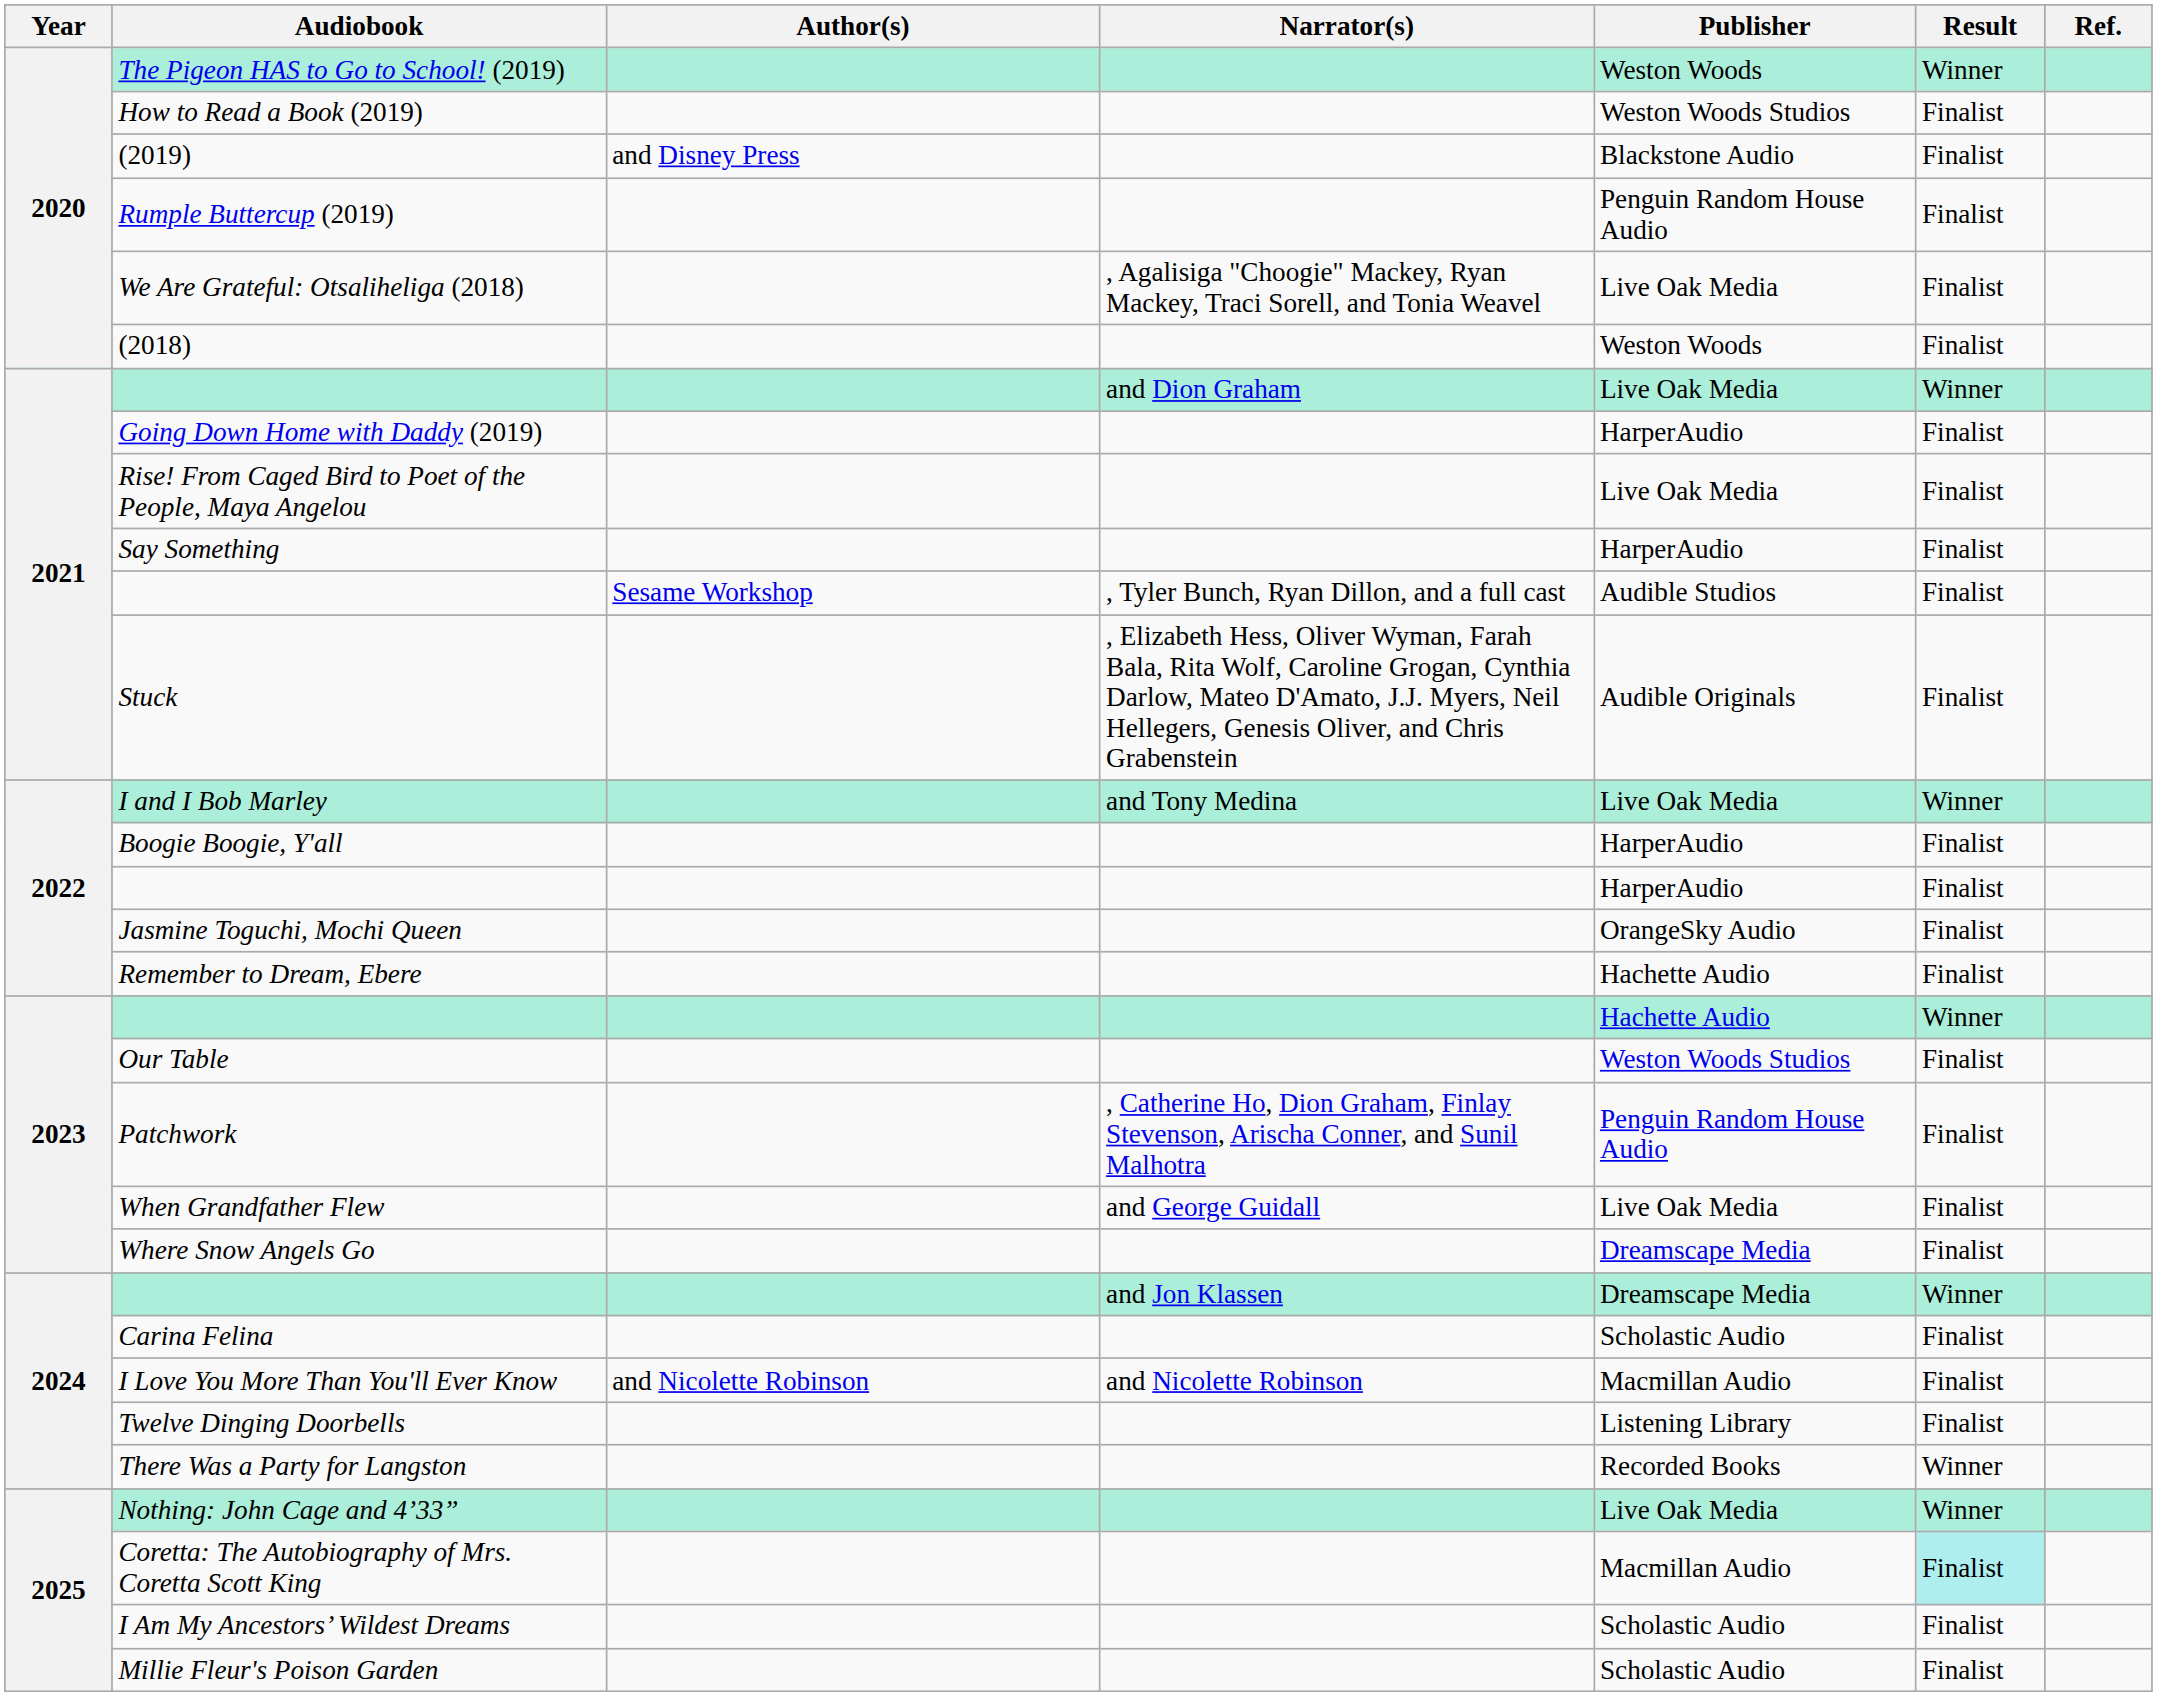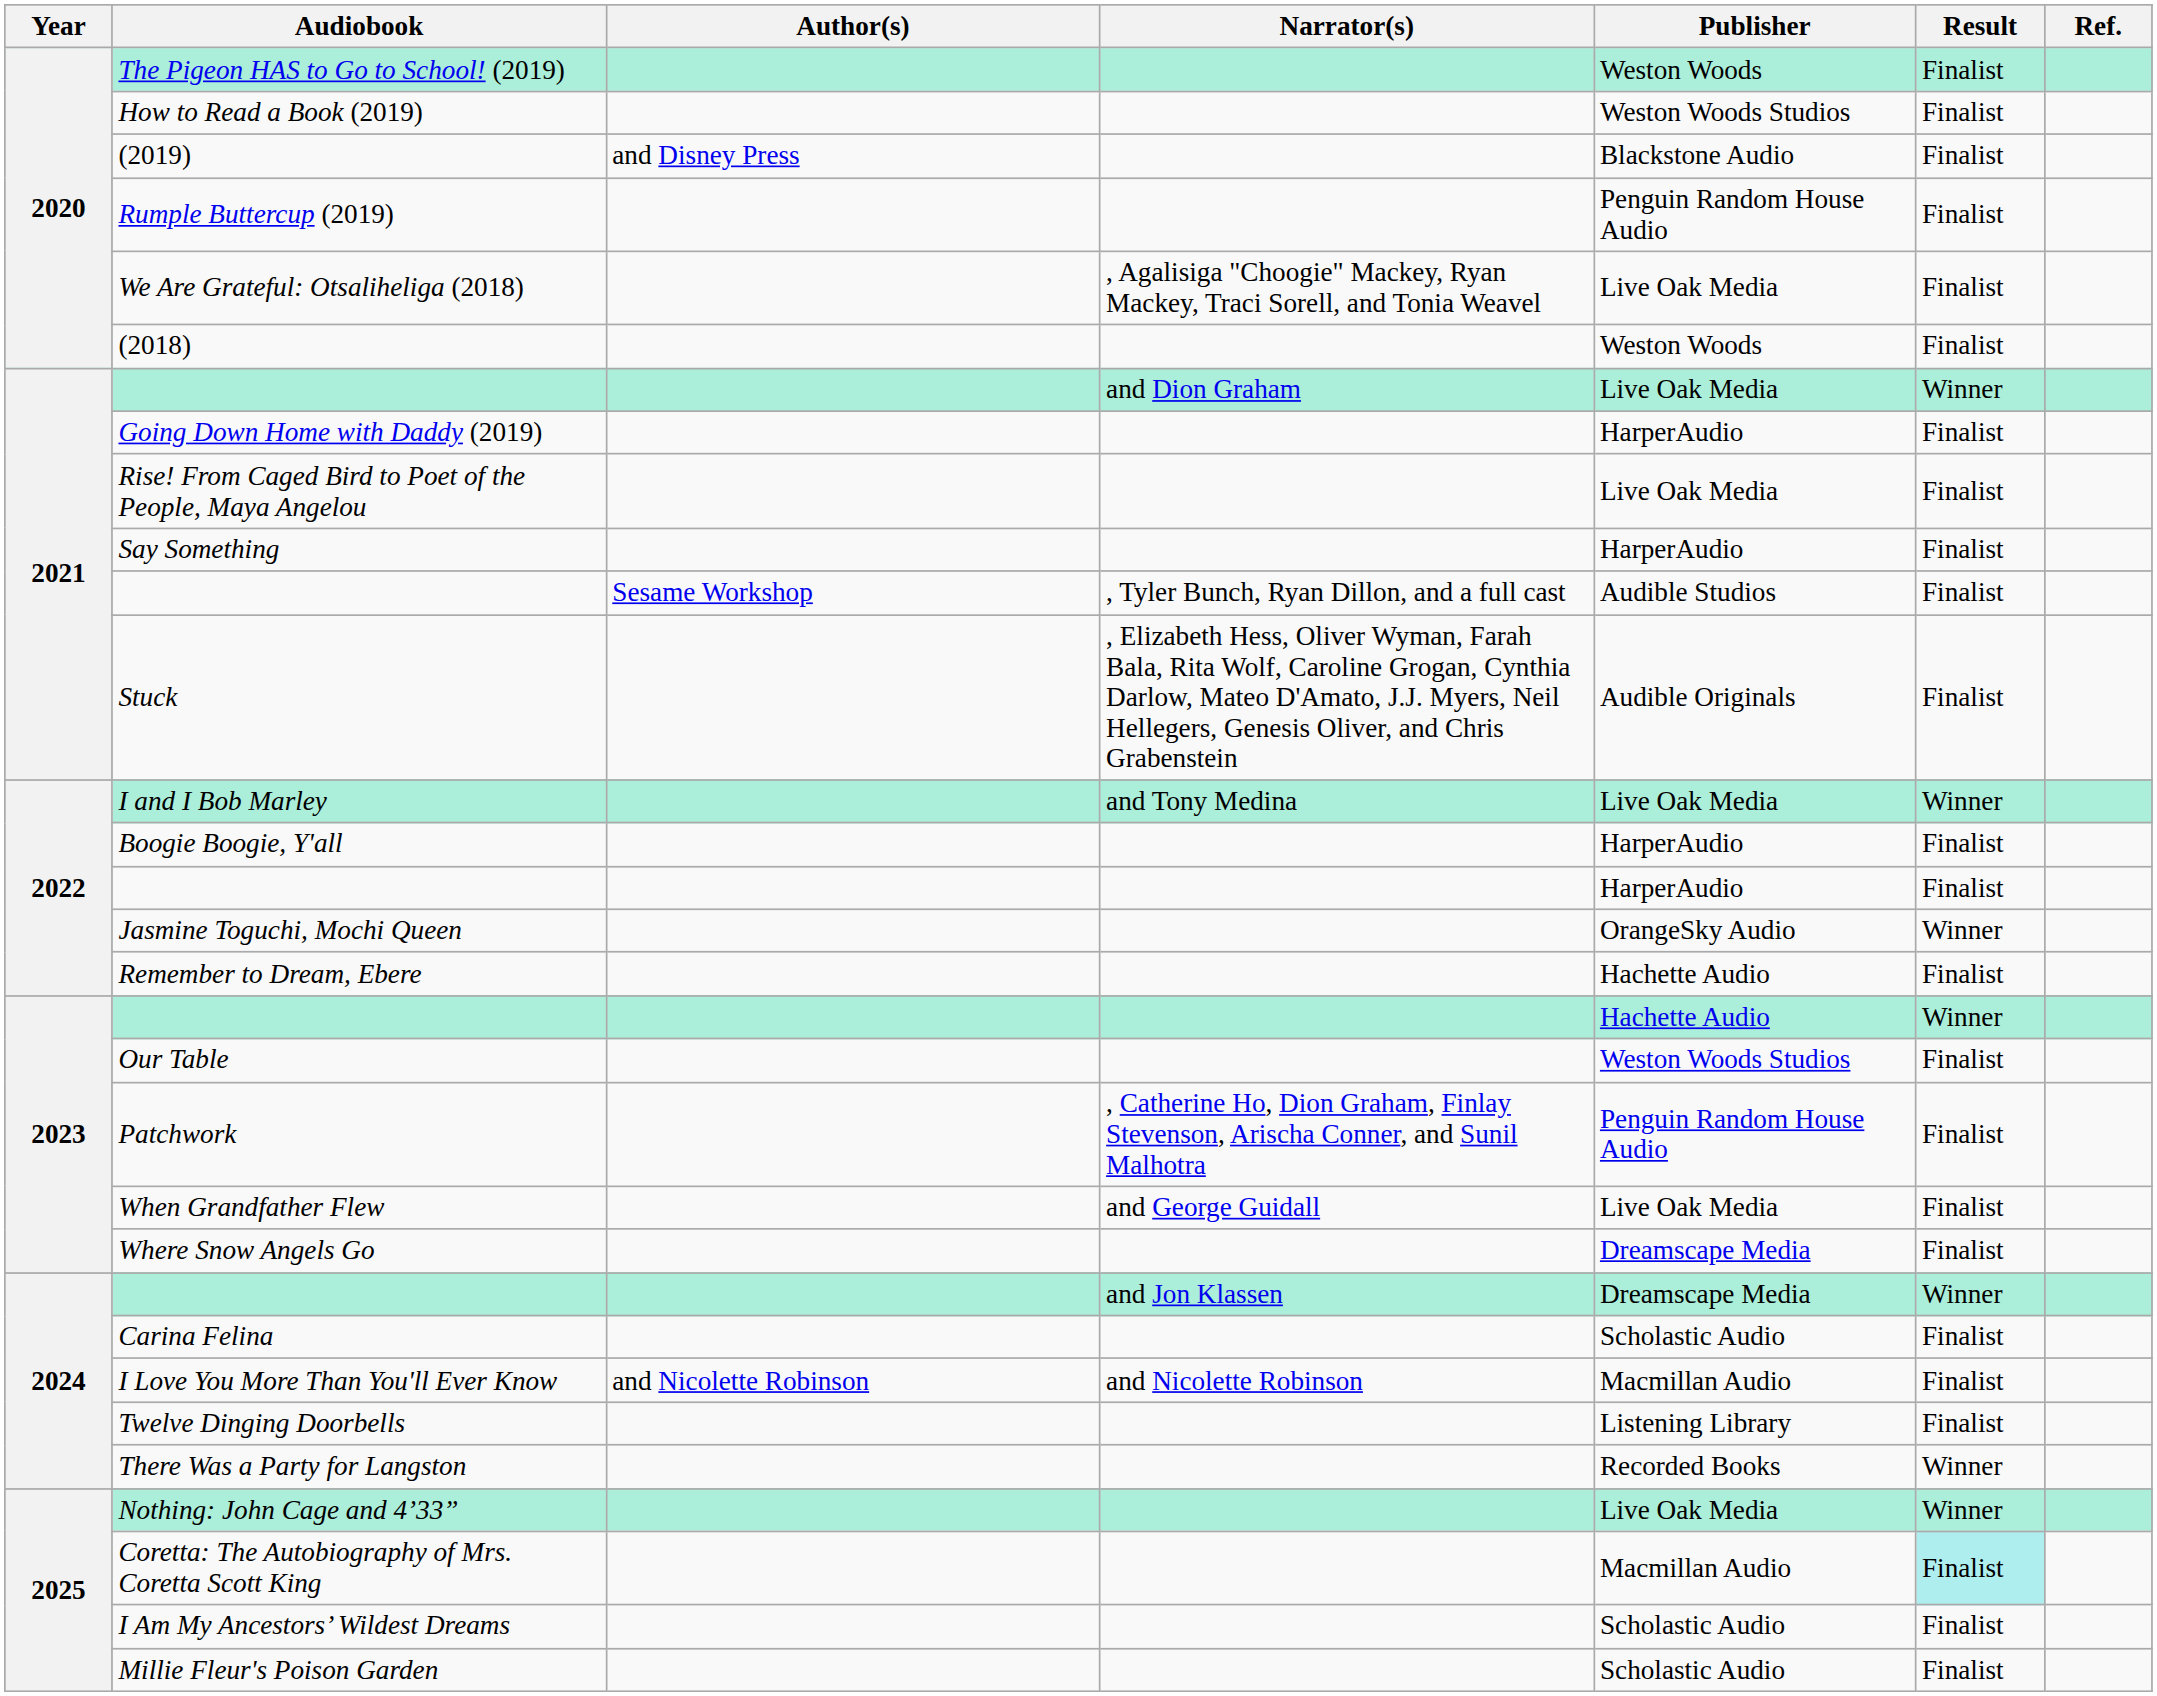(1962, 69) Winner -> (1963, 69) Finalist
(1963, 930) Finalist -> (1962, 930) Winner
